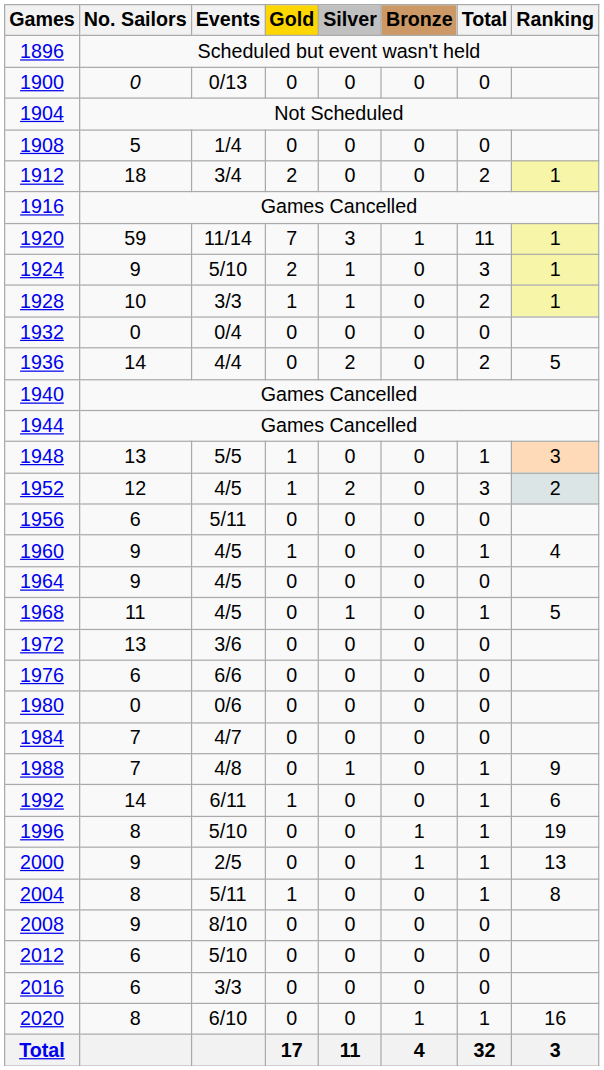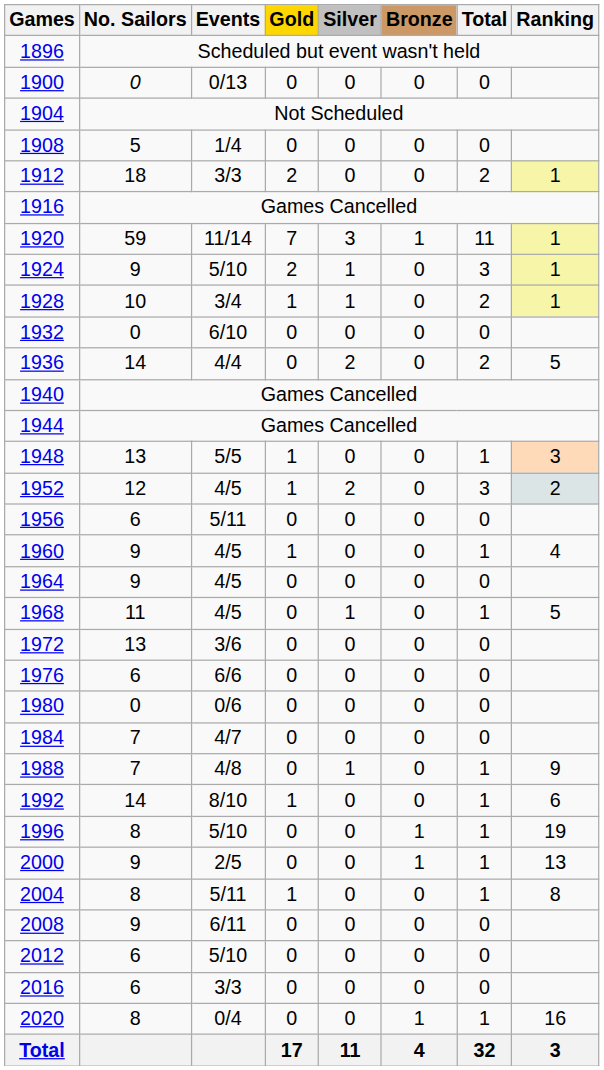(228, 176) 3/4 -> (228, 176) 3/3
(228, 301) 3/3 -> (228, 301) 3/4
(228, 332) 0/4 -> (228, 332) 6/10
(228, 800) 6/11 -> (228, 800) 8/10
(228, 925) 8/10 -> (228, 925) 6/11
(228, 1018) 6/10 -> (228, 1018) 0/4
